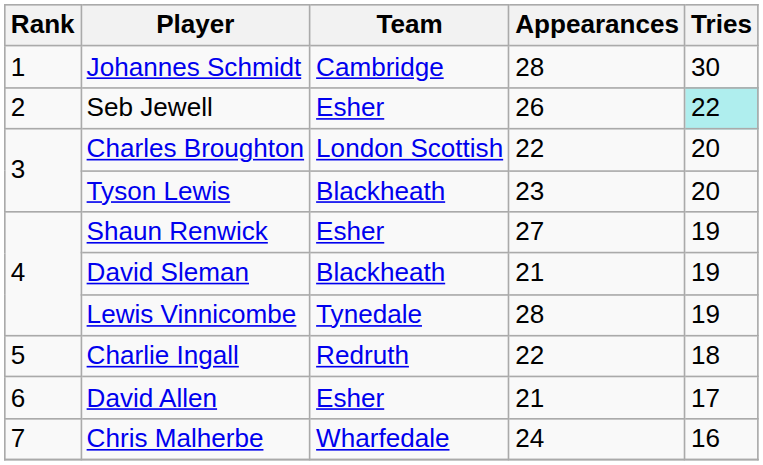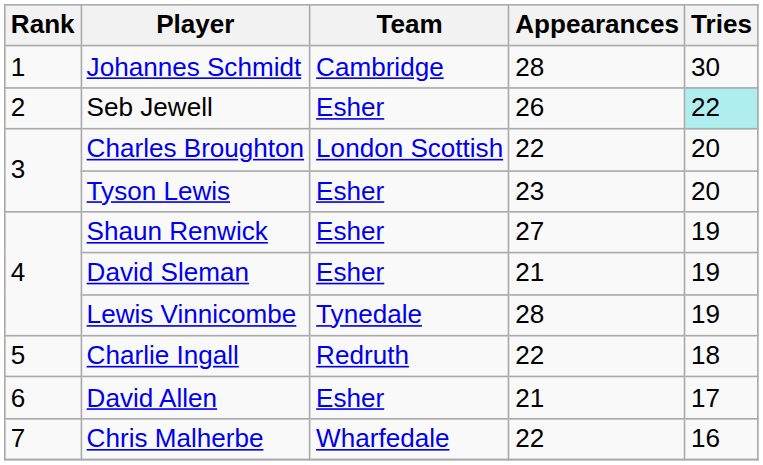(381, 190) Blackheath -> (350, 190) Esher
(381, 273) Blackheath -> (350, 273) Esher
(530, 438) 24 -> (530, 438) 22
